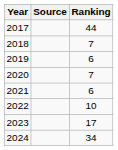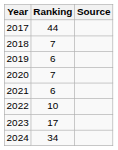columns swapped: (91, 12) <-> (50, 12)
